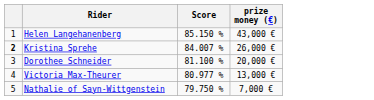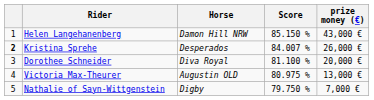+ column: (221, 16)
(204, 75) 80.977 % -> (291, 75) 80.975 %
